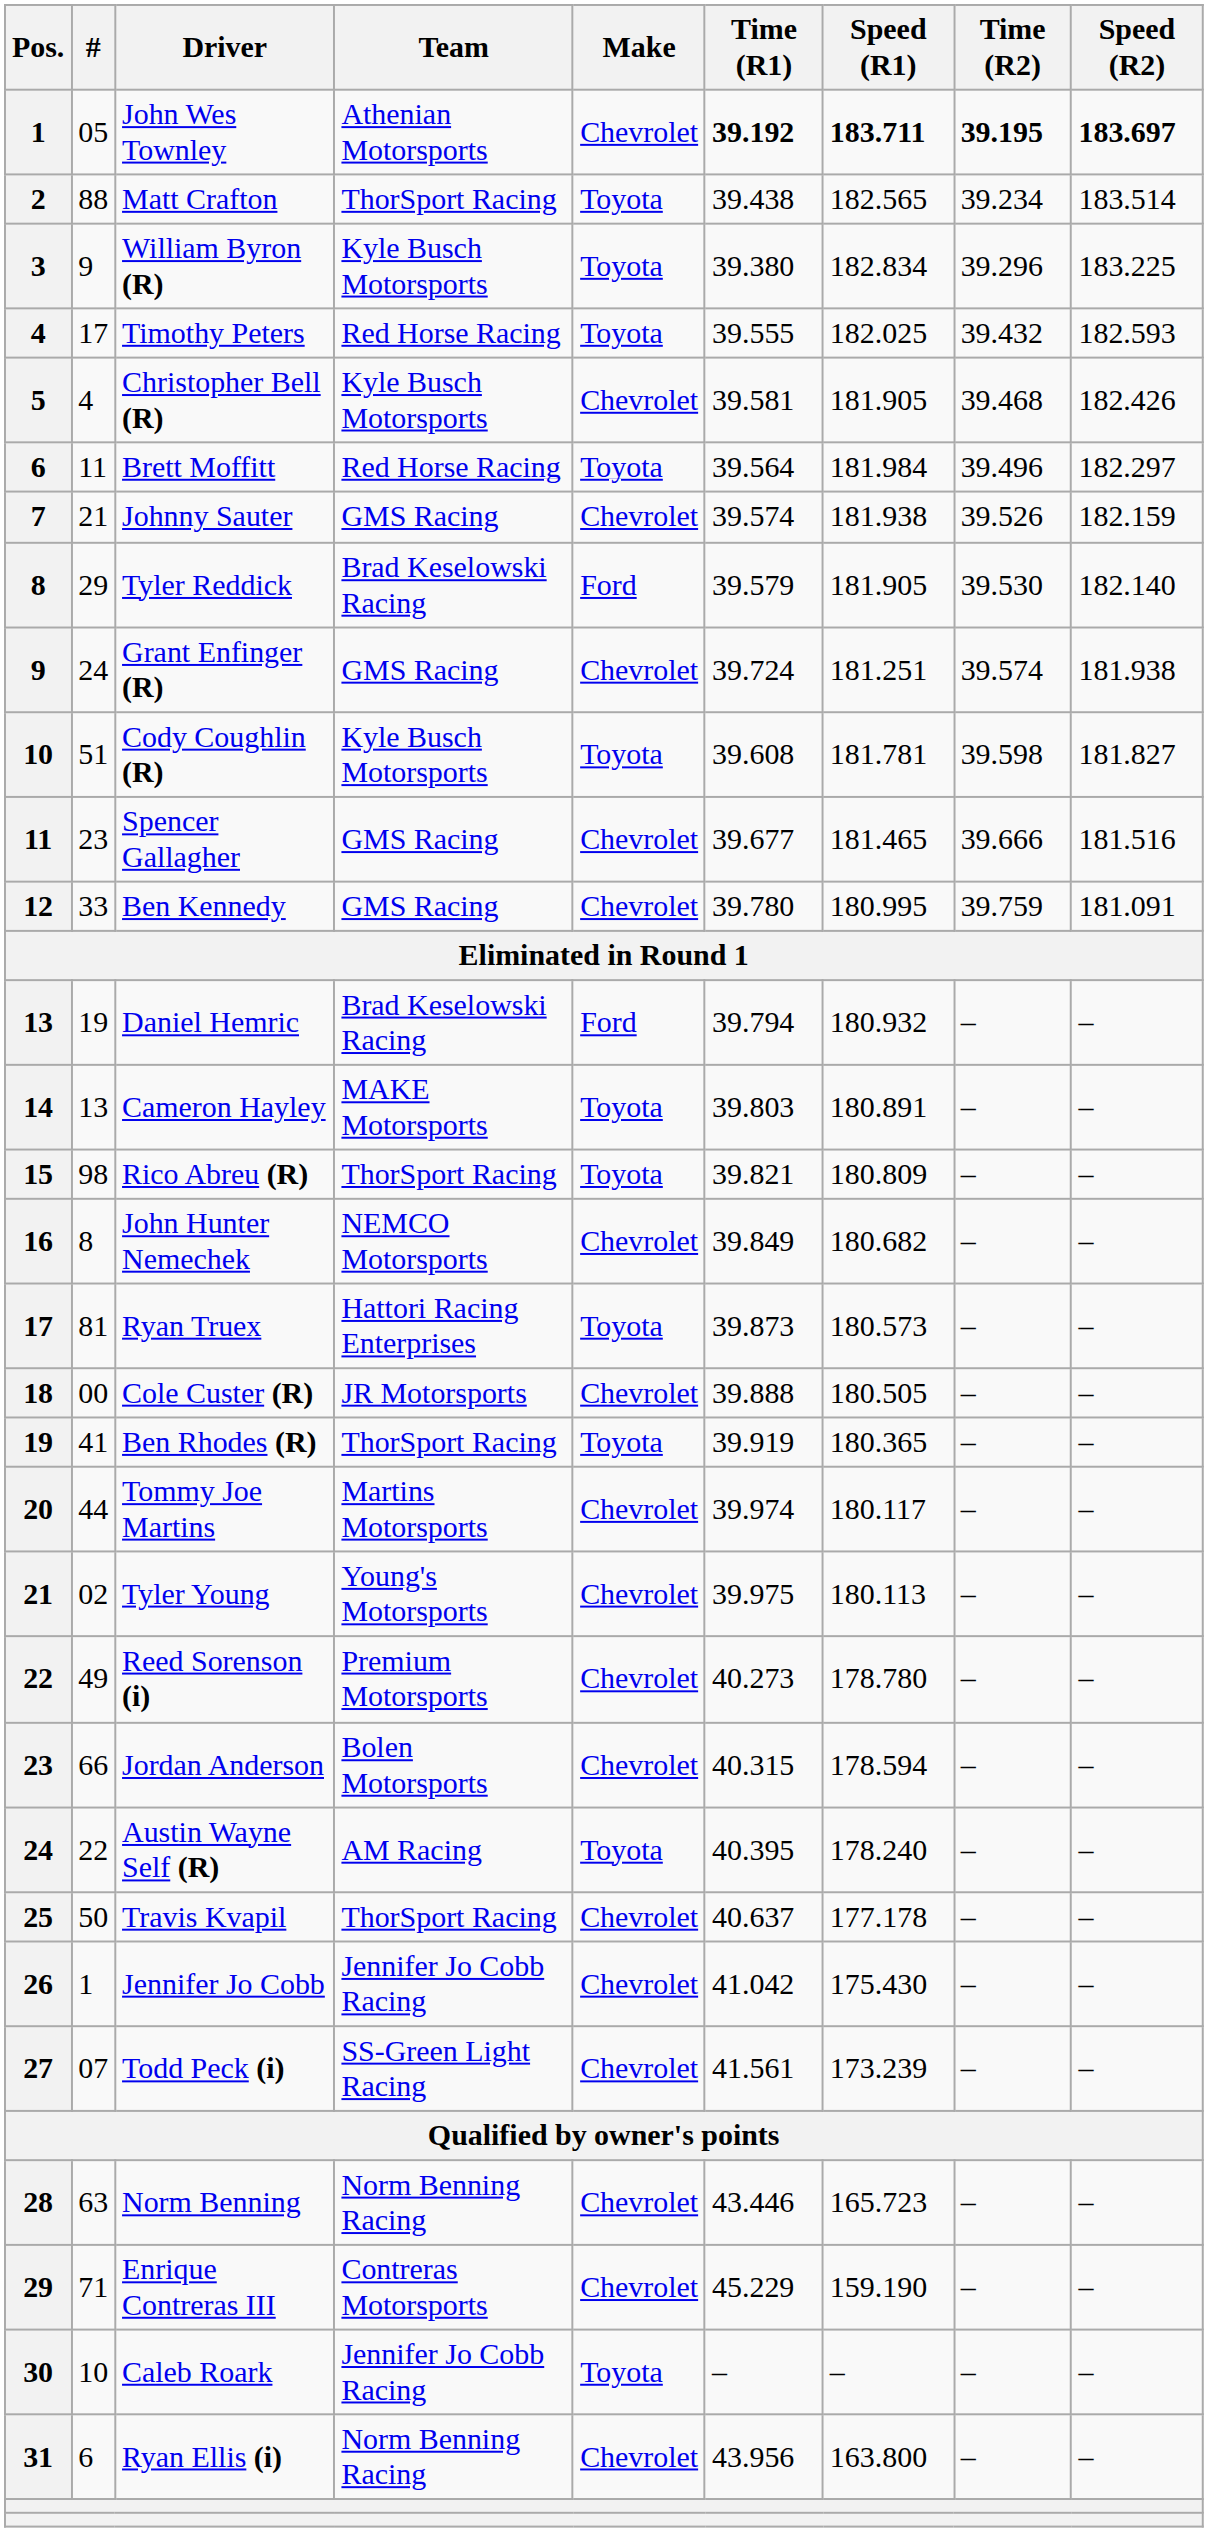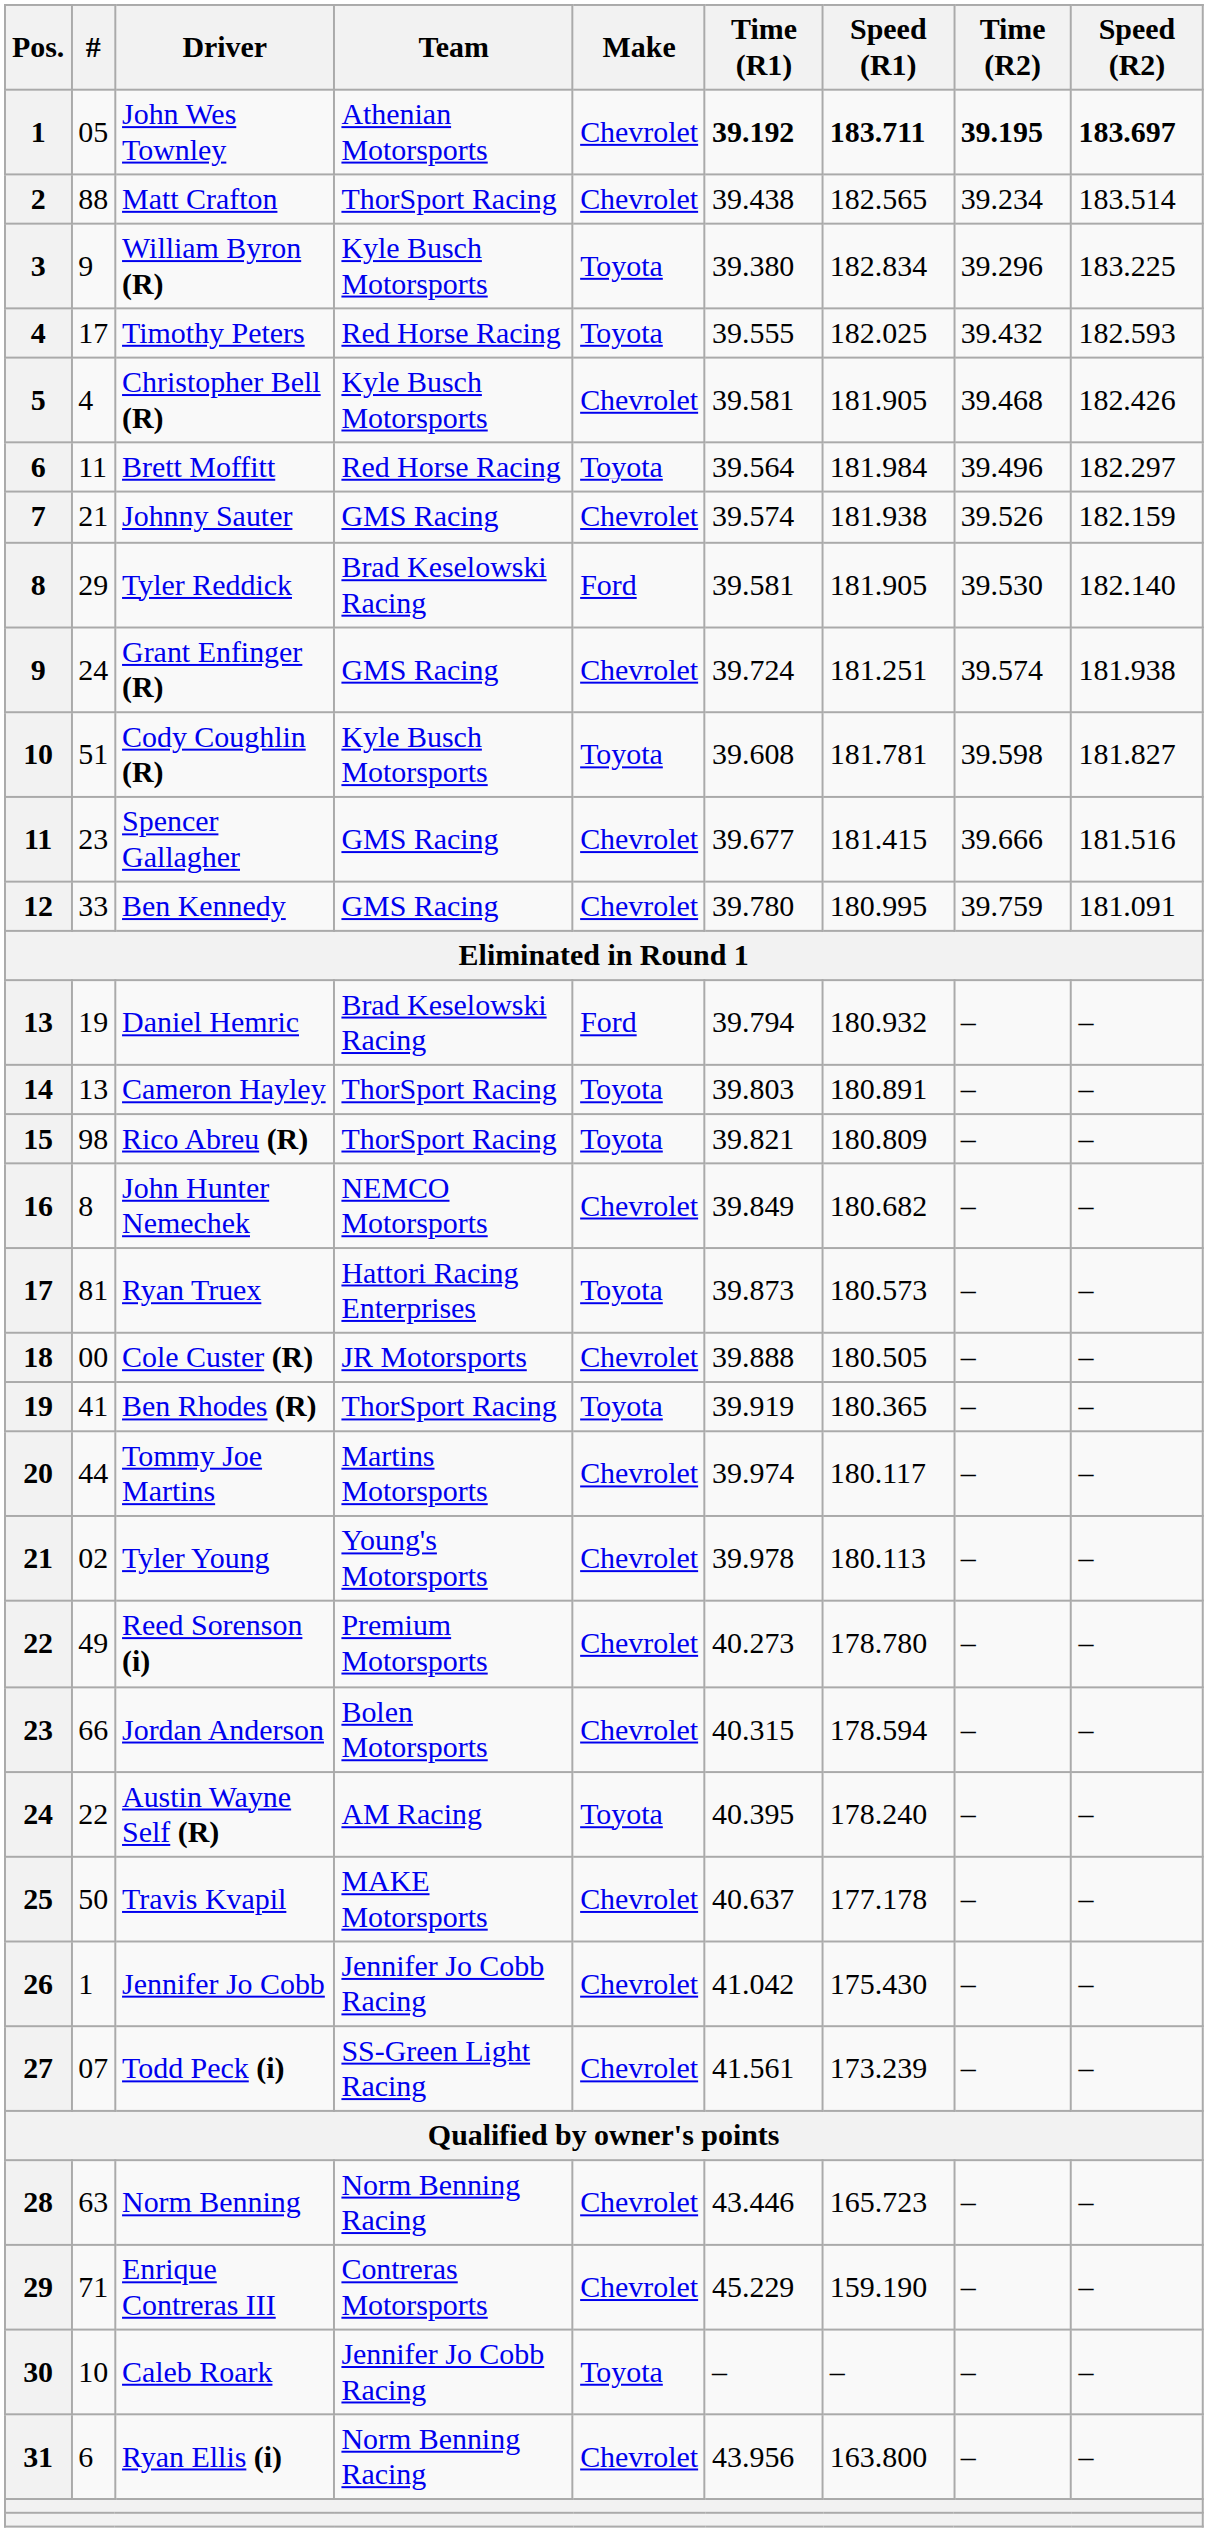(621, 199) Toyota -> (639, 199) Chevrolet
(753, 583) 39.579 -> (753, 583) 39.581
(878, 838) 181.465 -> (878, 838) 181.415
(415, 1106) MAKE Motorsports -> (449, 1089) ThorSport Racing
(753, 1594) 39.975 -> (753, 1558) 39.978
(449, 1915) ThorSport Racing -> (415, 1898) MAKE Motorsports
